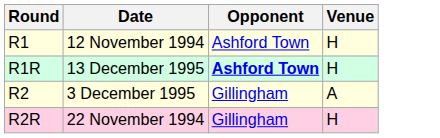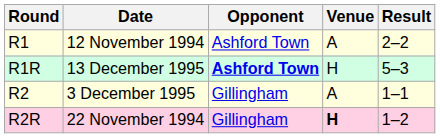+ column: (406, 17)
(332, 42) H -> (332, 42) A
(332, 119) normal -> (332, 119) bold
